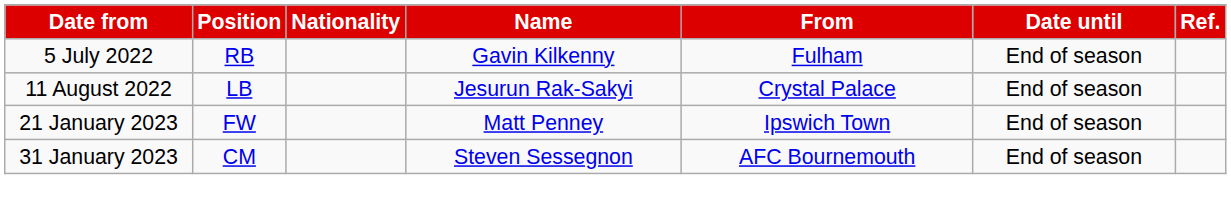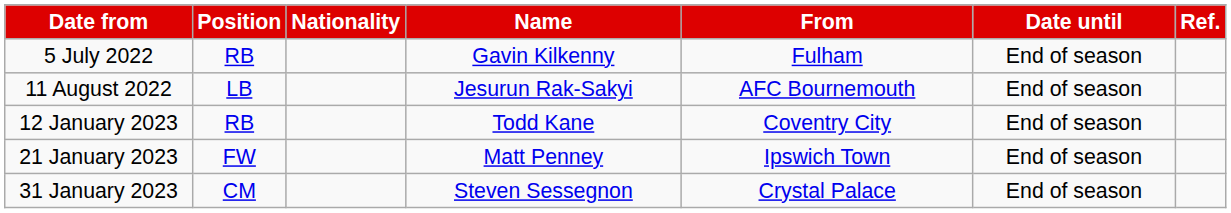(827, 89) Crystal Palace -> (827, 89) AFC Bournemouth
+ row: (99, 123)
(827, 157) AFC Bournemouth -> (827, 190) Crystal Palace
